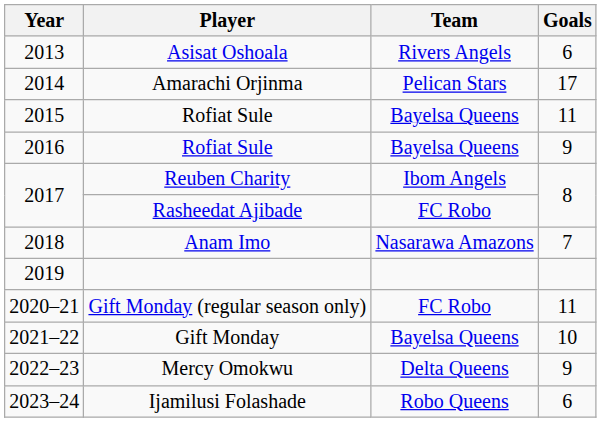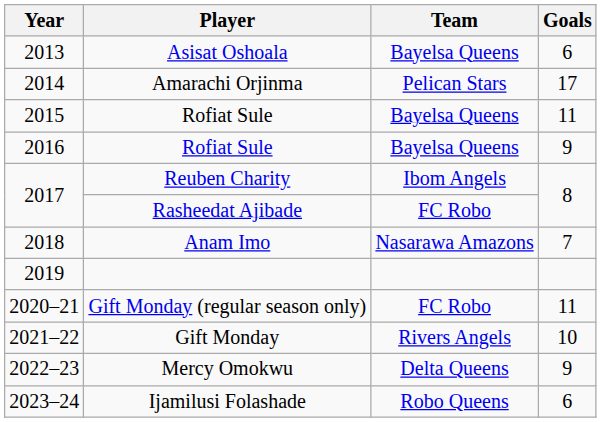(455, 52) Rivers Angels -> (455, 52) Bayelsa Queens
(455, 337) Bayelsa Queens -> (455, 337) Rivers Angels
